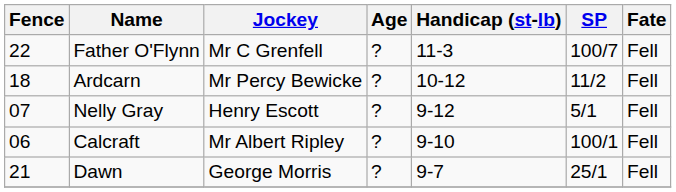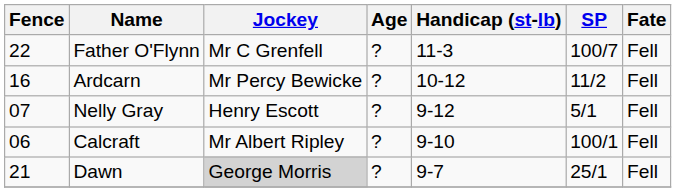(20, 80) 18 -> (20, 80) 16
(270, 171) no background -> (270, 171) lightgrey background
